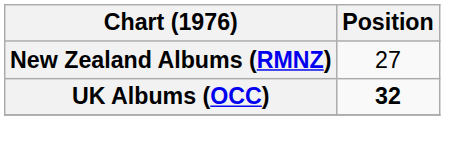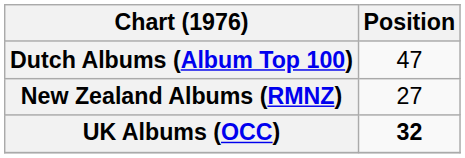+ row: (182, 59)
